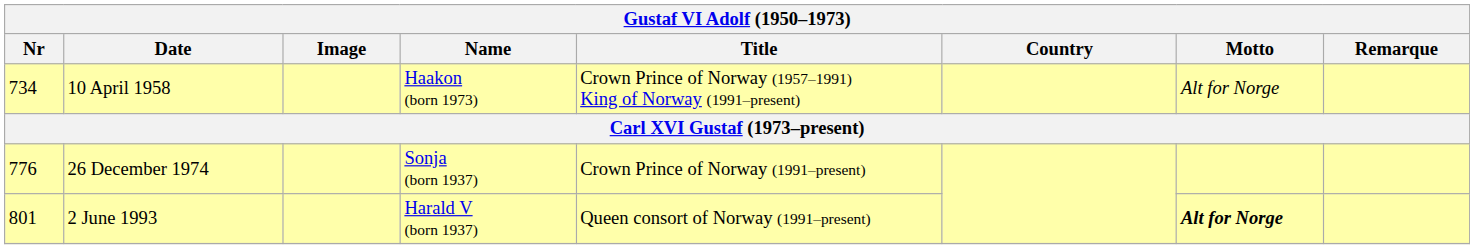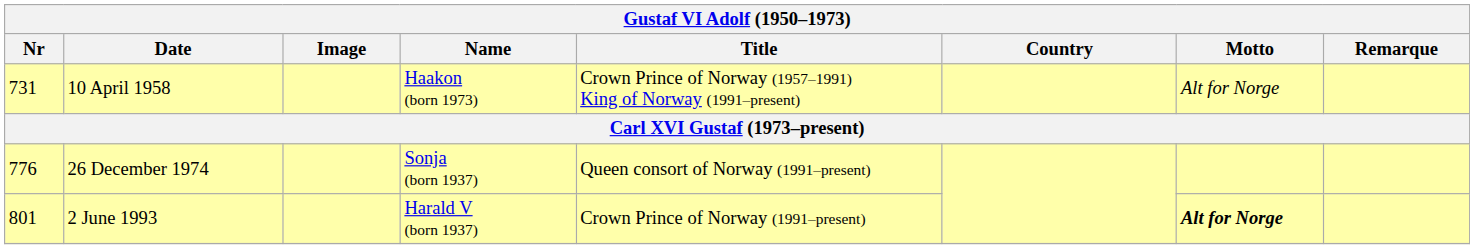(23, 88) 734 -> (23, 88) 731
(723, 168) Crown Prince of Norway (1991–present) -> (725, 168) Queen consort of Norway (1991–present)
(725, 218) Queen consort of Norway (1991–present) -> (723, 218) Crown Prince of Norway (1991–present)
